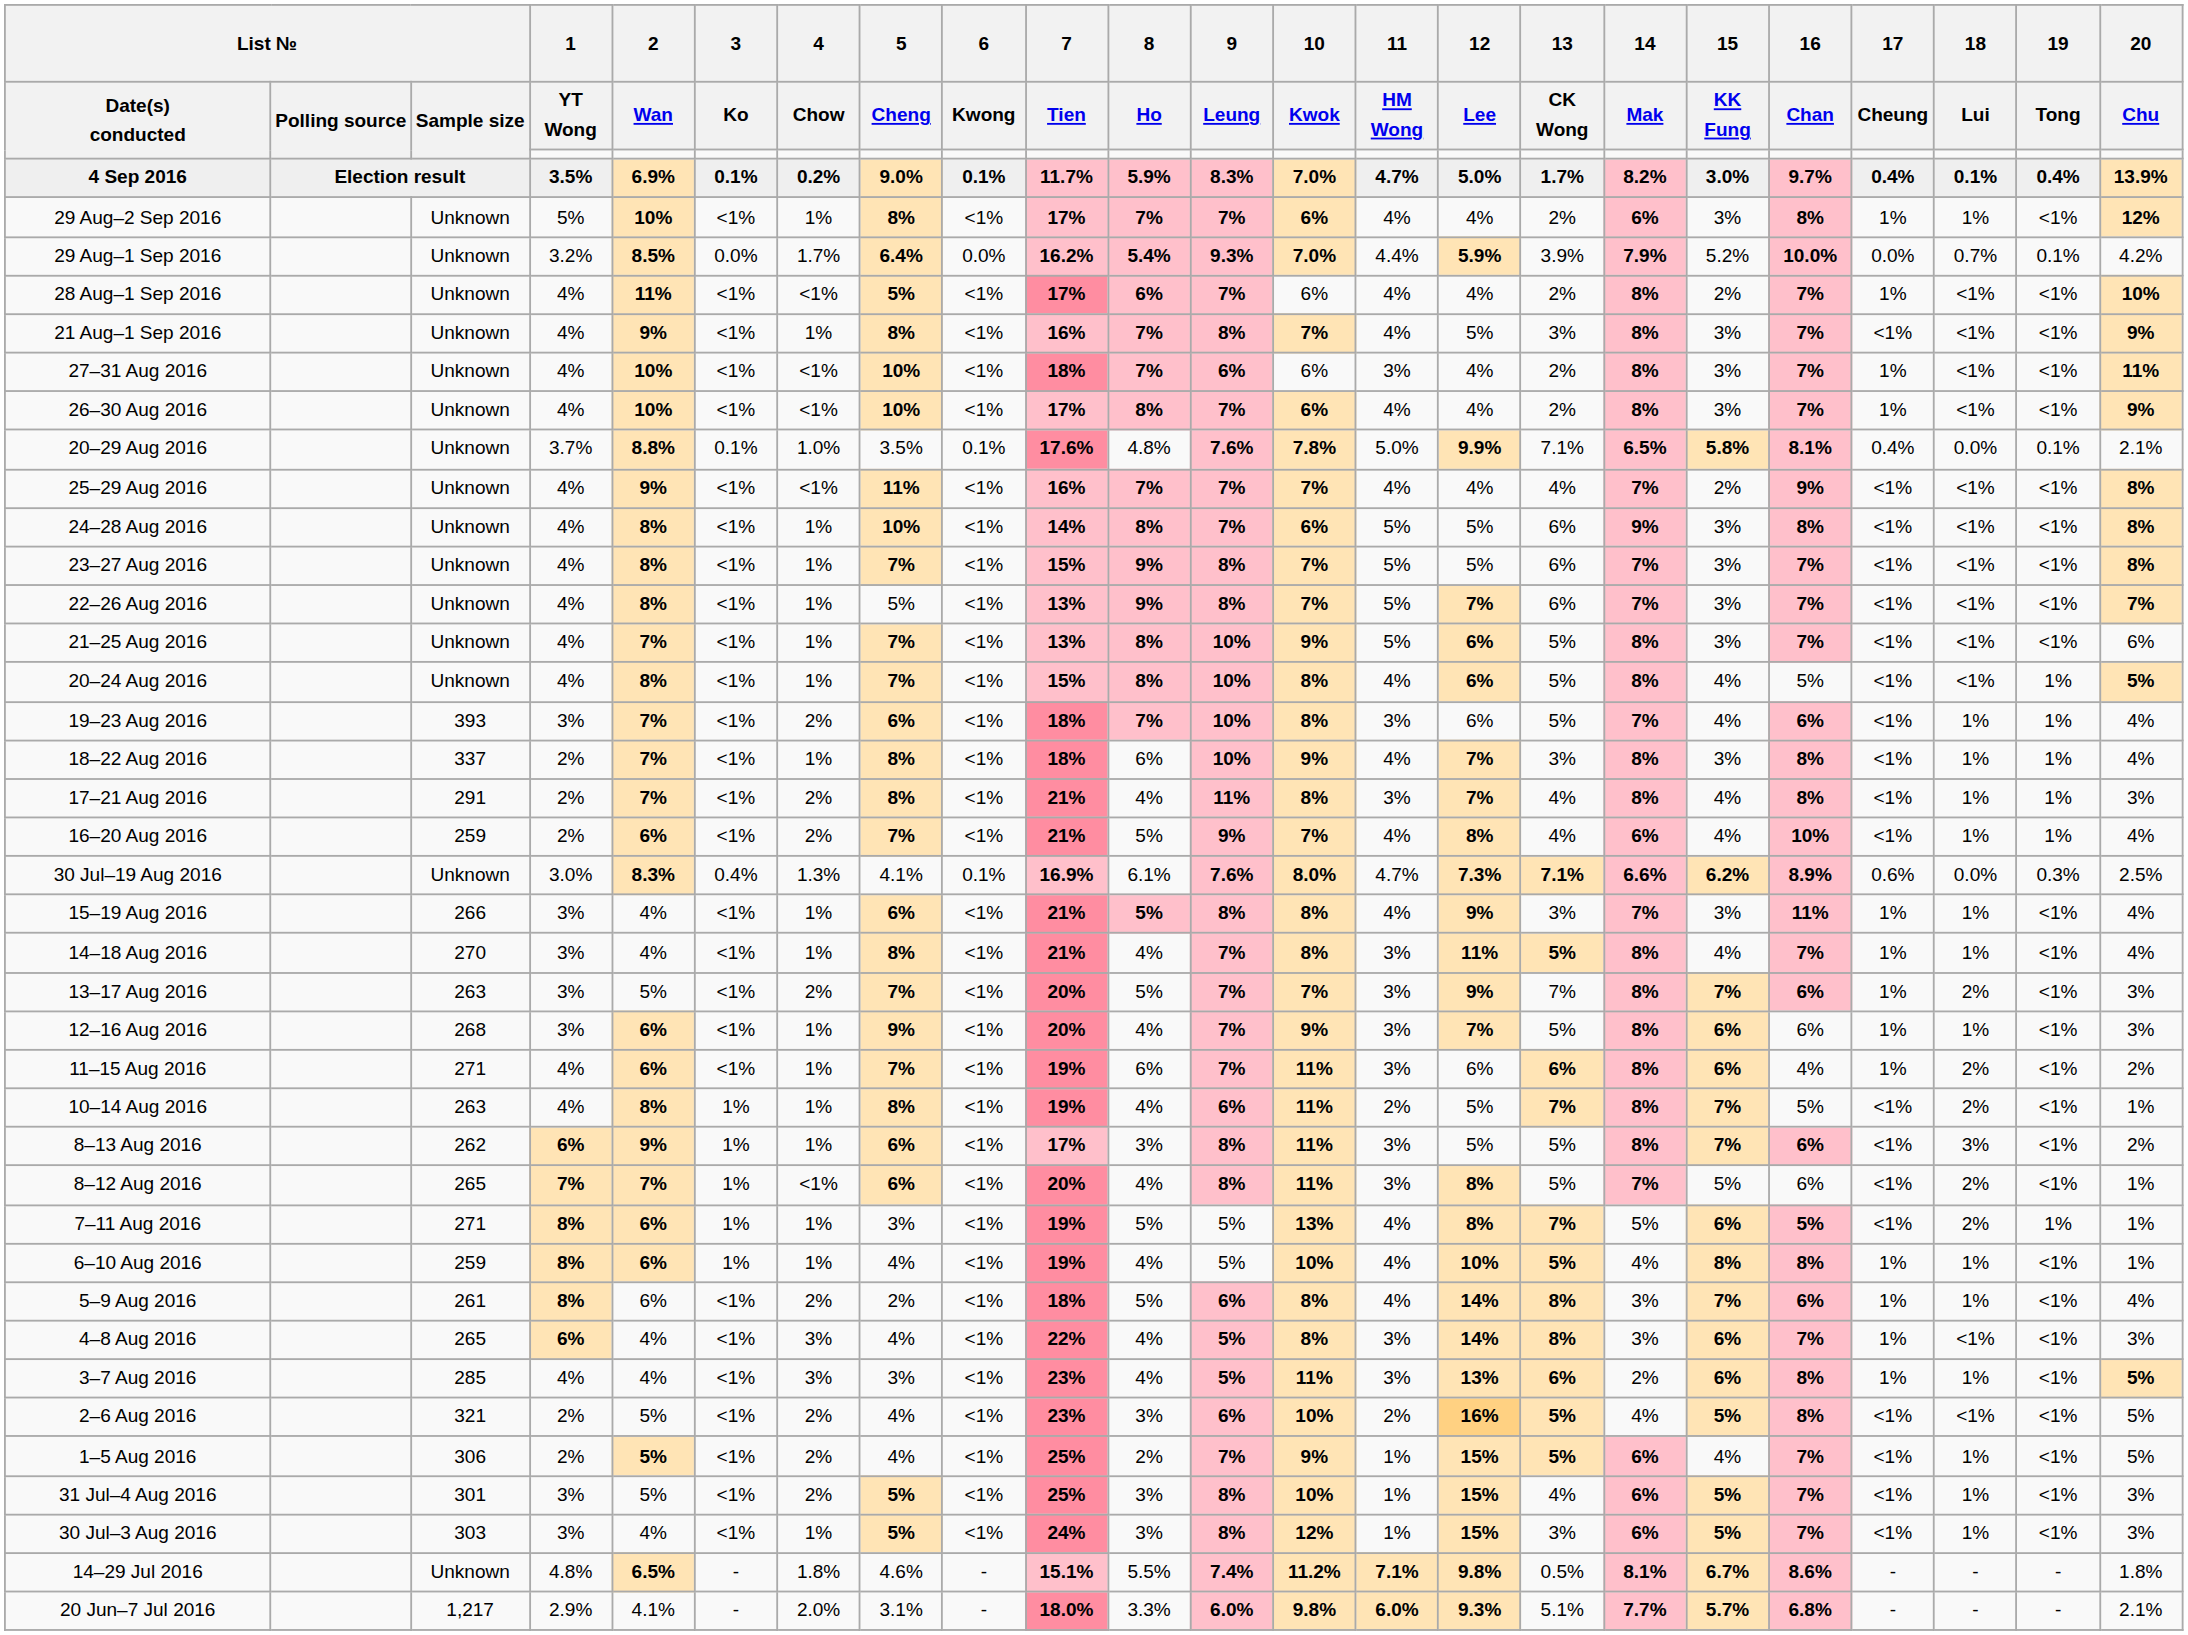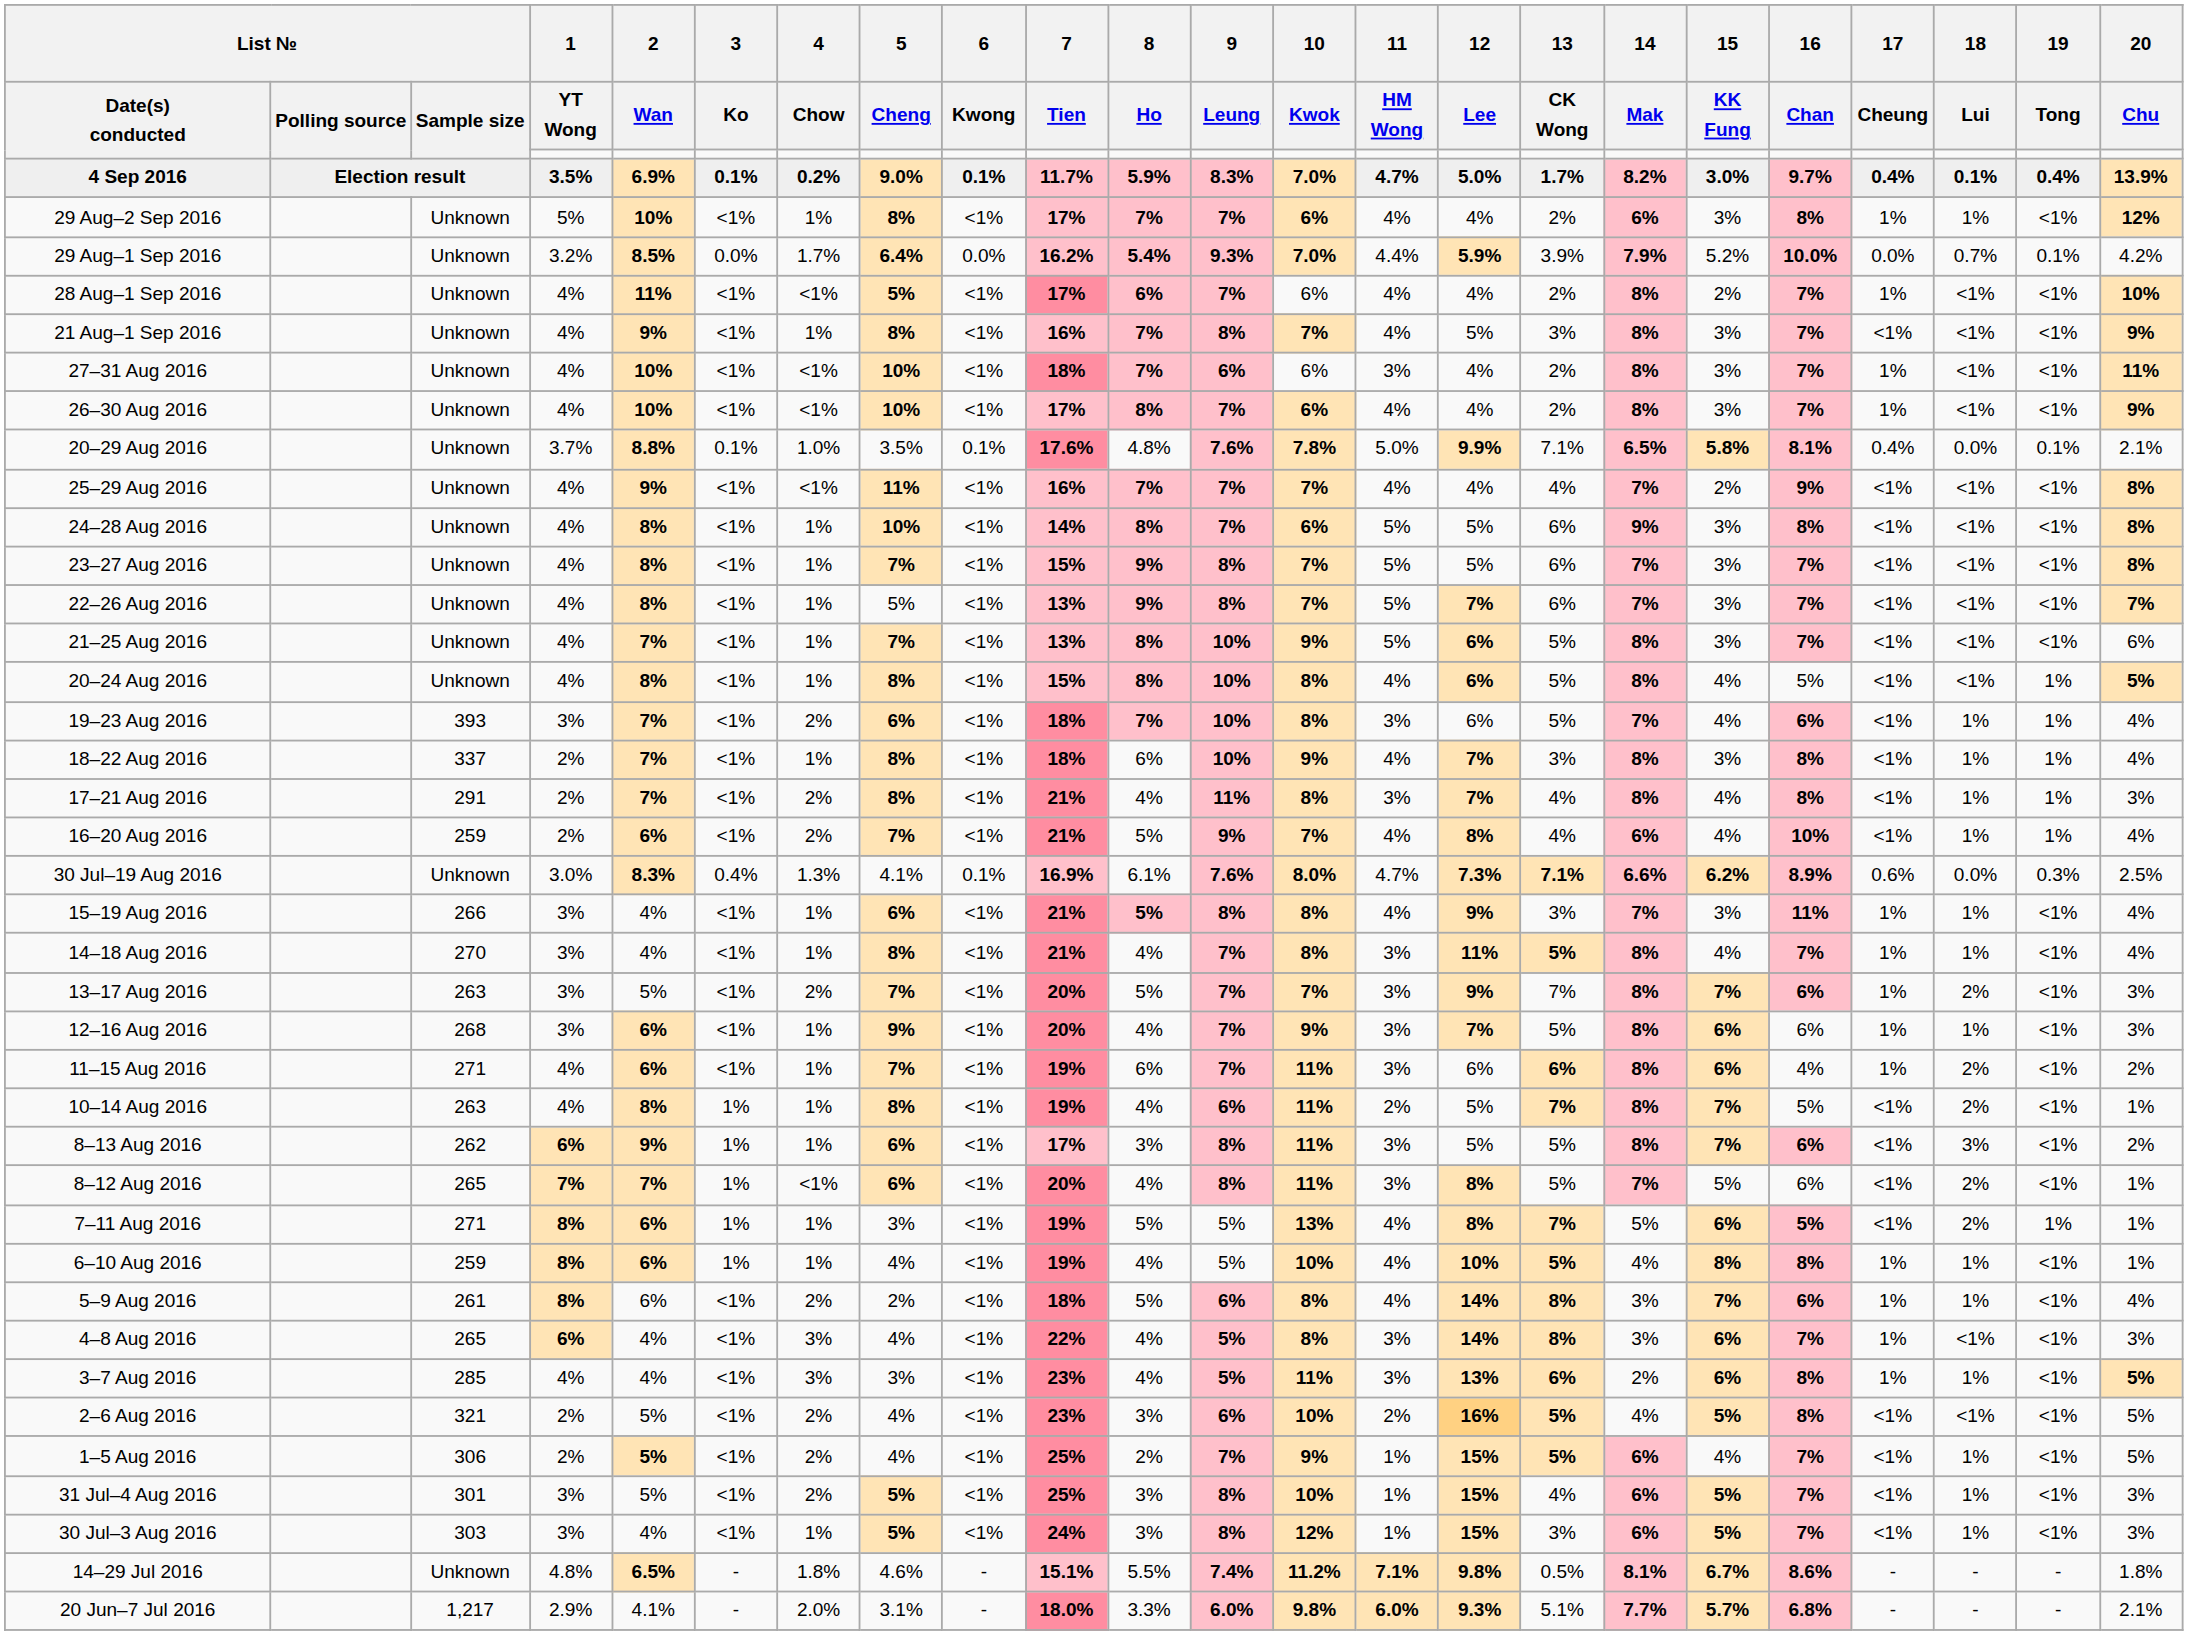(901, 681) 7% -> (901, 681) 8%
